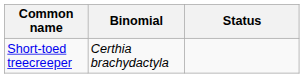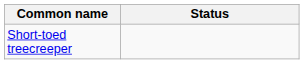- column: (136, 21)
